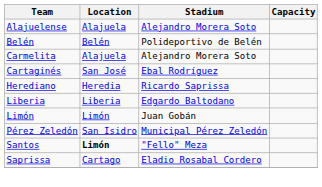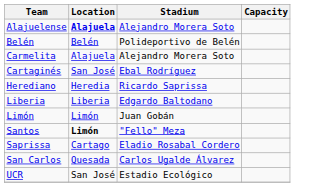(104, 27) normal -> (93, 27) bold
- row: (42, 130)
+ row: (34, 160)
+ row: (15, 175)
